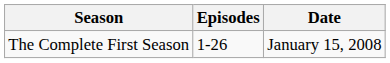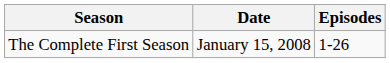columns swapped: (324, 17) <-> (228, 17)
